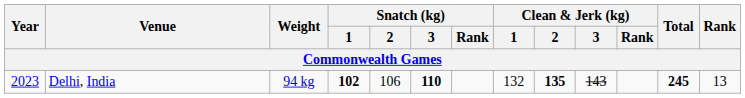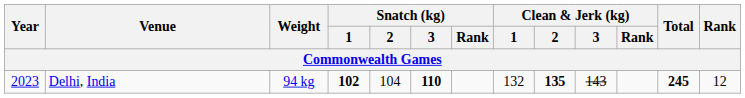(390, 81) 106 -> (390, 81) 104
(720, 81) 13 -> (720, 81) 12
